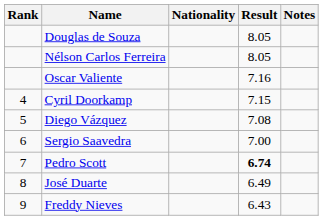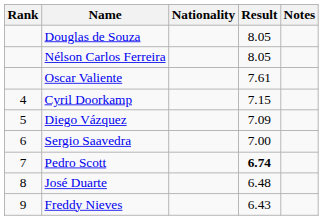(259, 78) 7.16 -> (259, 78) 7.61
(259, 120) 7.08 -> (259, 120) 7.09
(259, 183) 6.49 -> (259, 183) 6.48
